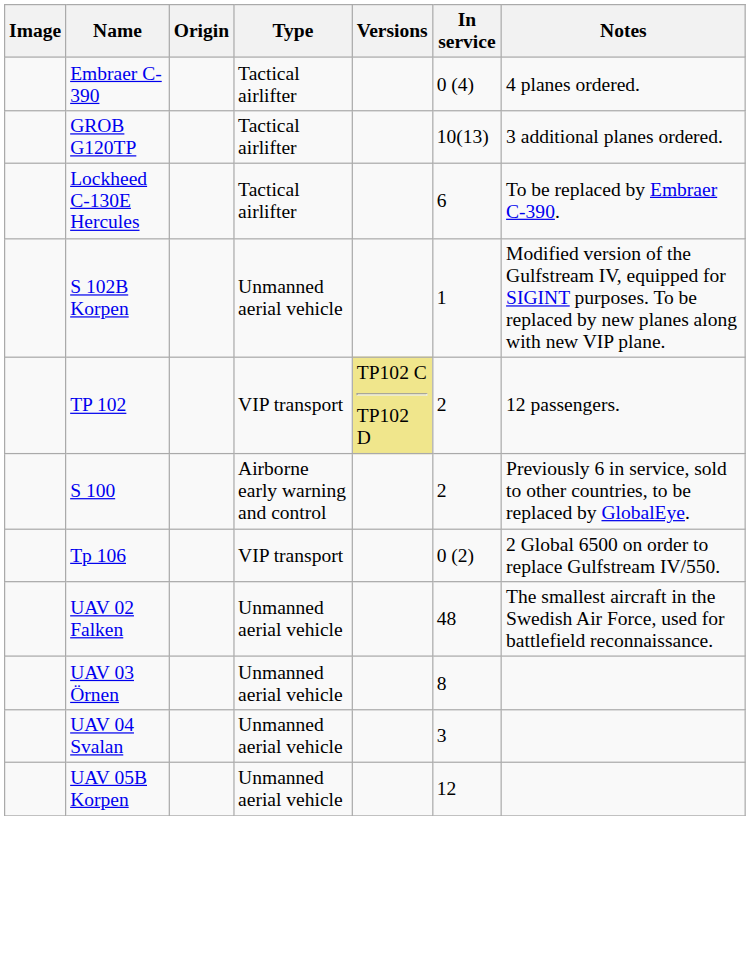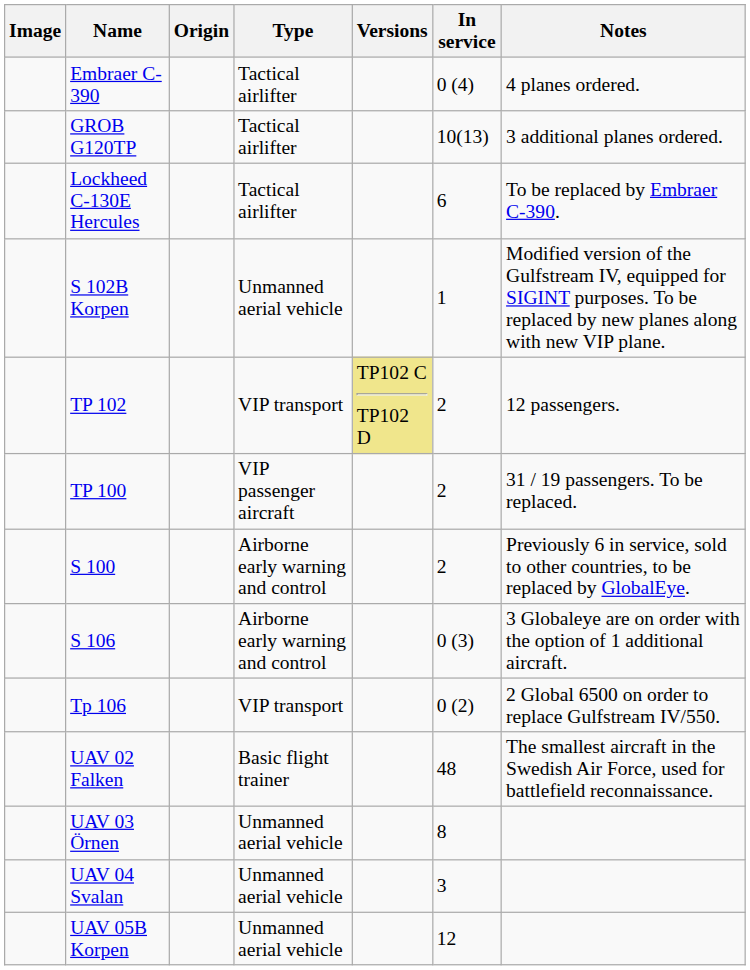+ row: (98, 491)
+ row: (93, 640)
(290, 618) Unmanned aerial vehicle -> (283, 768) Basic flight trainer
